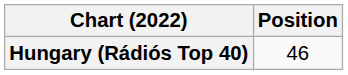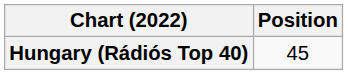(298, 52) 46 -> (298, 52) 45
